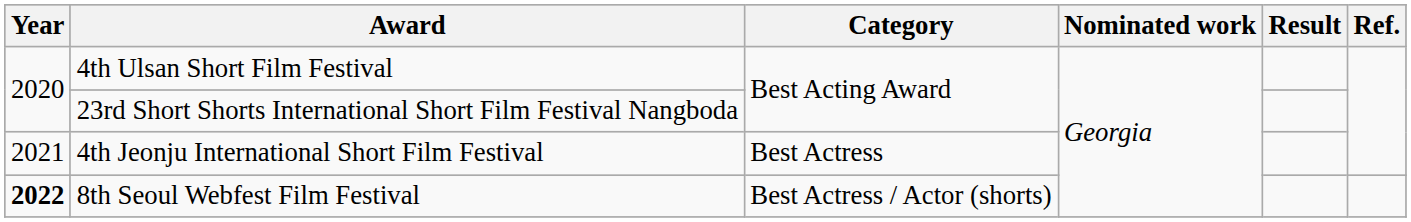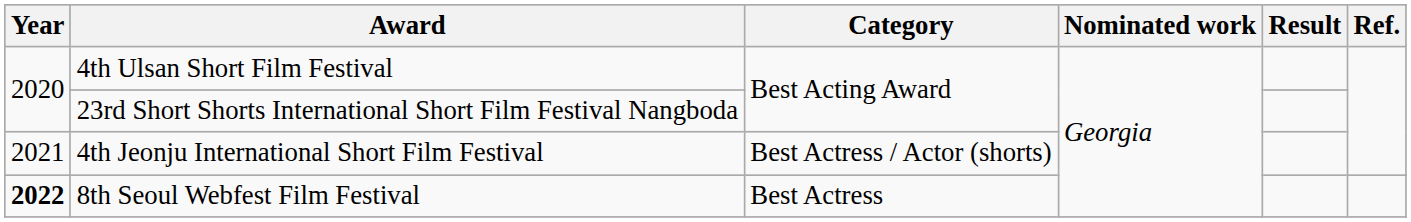(817, 152) Best Actress -> (901, 152) Best Actress / Actor (shorts)
(901, 195) Best Actress / Actor (shorts) -> (817, 195) Best Actress
